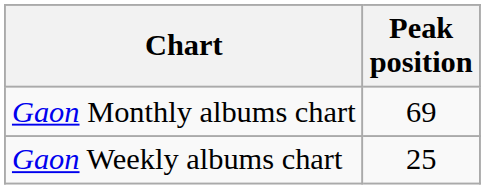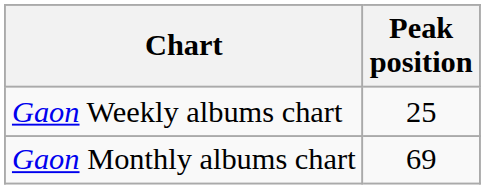rows swapped: (177, 159) <-> (184, 111)
